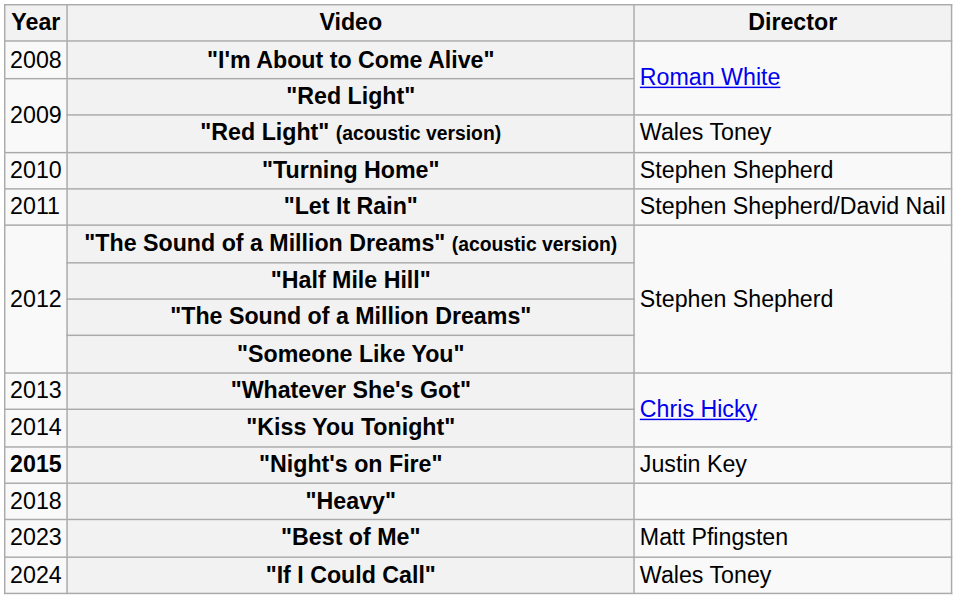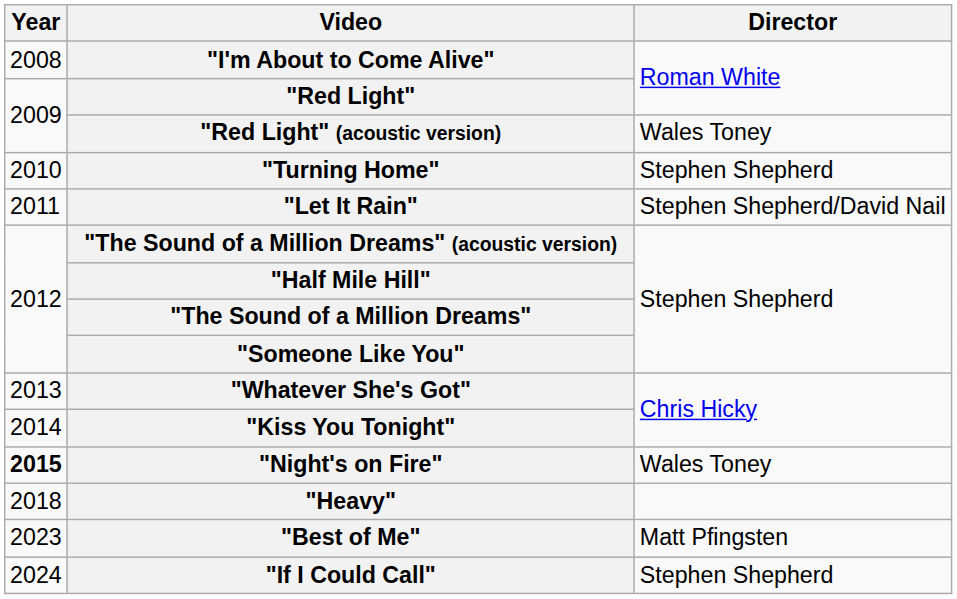(693, 464) Justin Key -> (706, 464) Wales Toney
(706, 574) Wales Toney -> (737, 574) Stephen Shepherd
